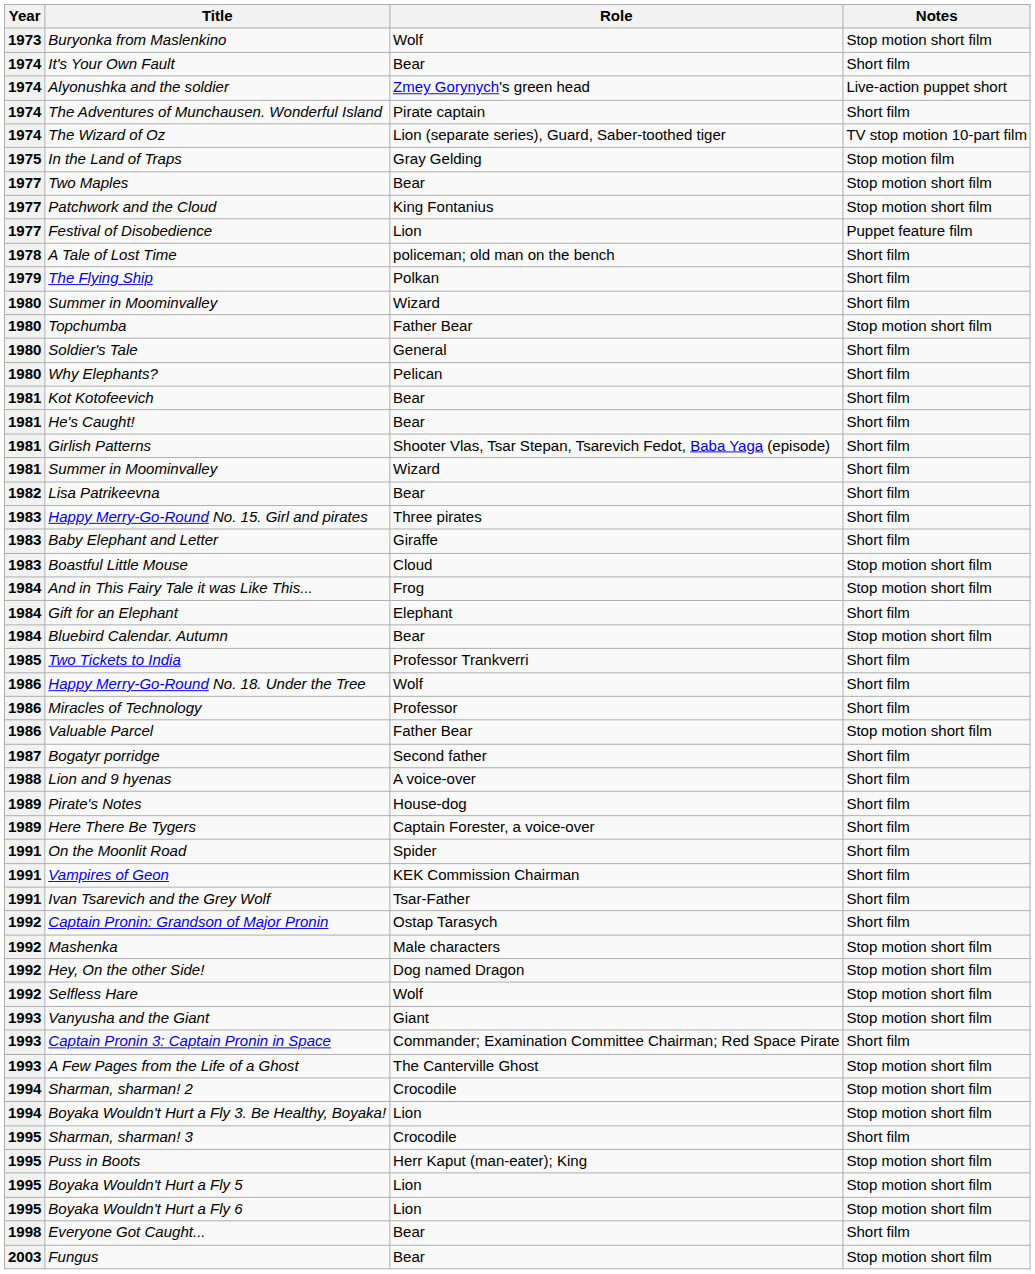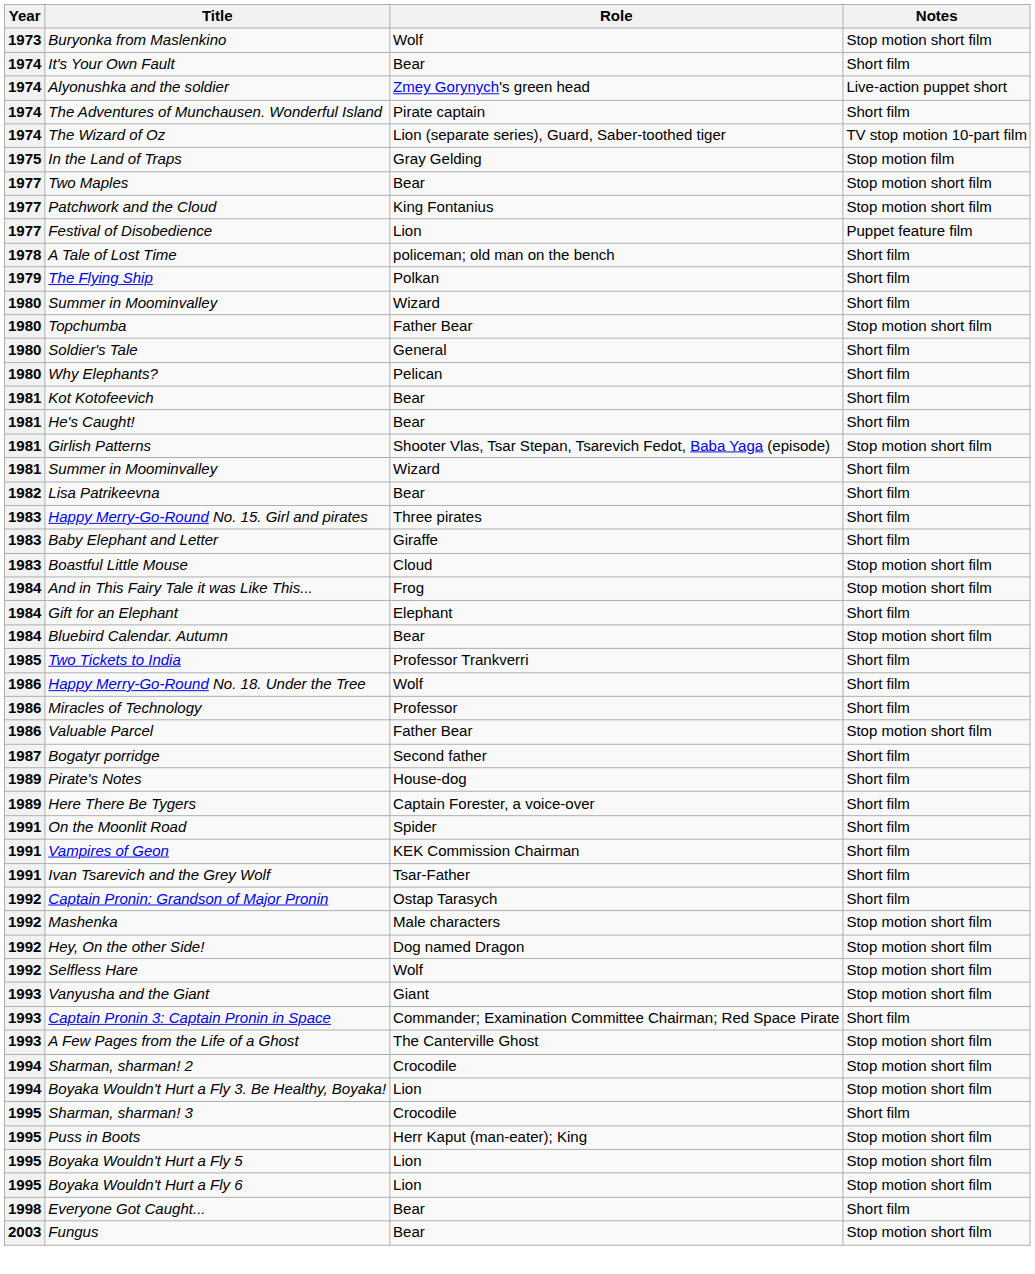(878, 445) Short film -> (919, 445) Stop motion short film
- row: (25, 779)
